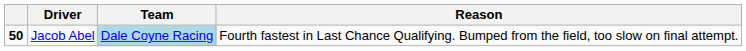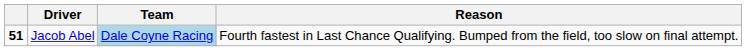(16, 36) 50 -> (16, 36) 51
